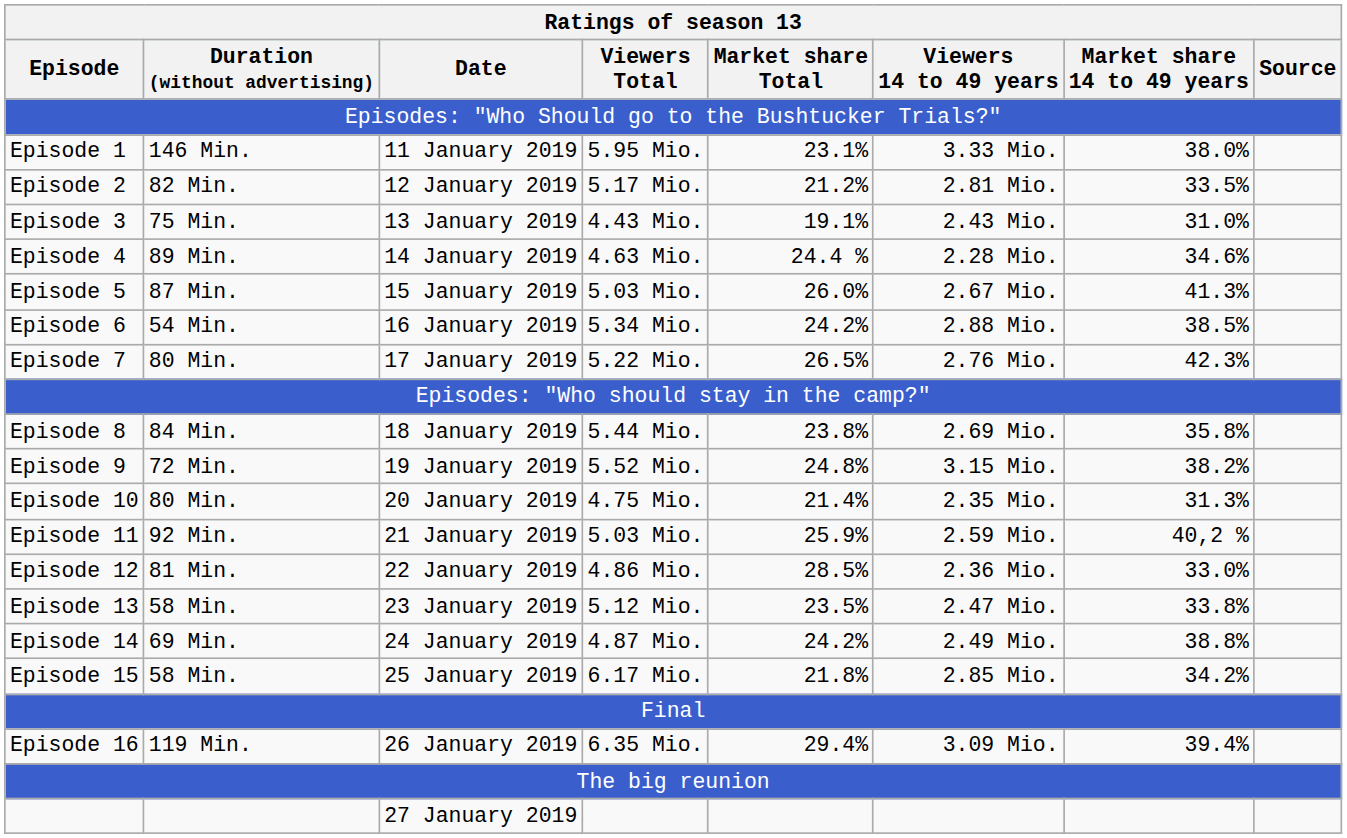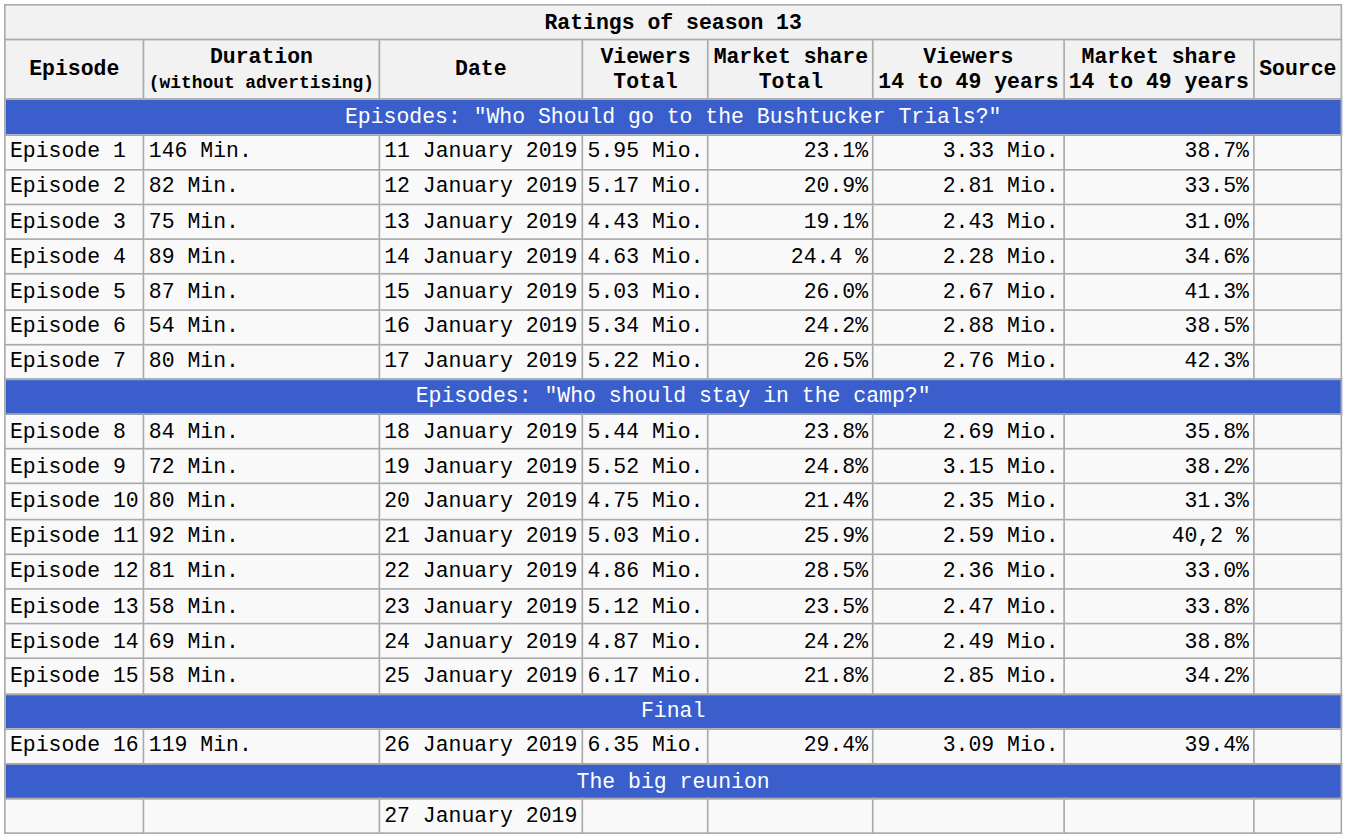(1217, 152) 38.0% -> (1217, 152) 38.7%
(836, 187) 21.2% -> (836, 187) 20.9%
